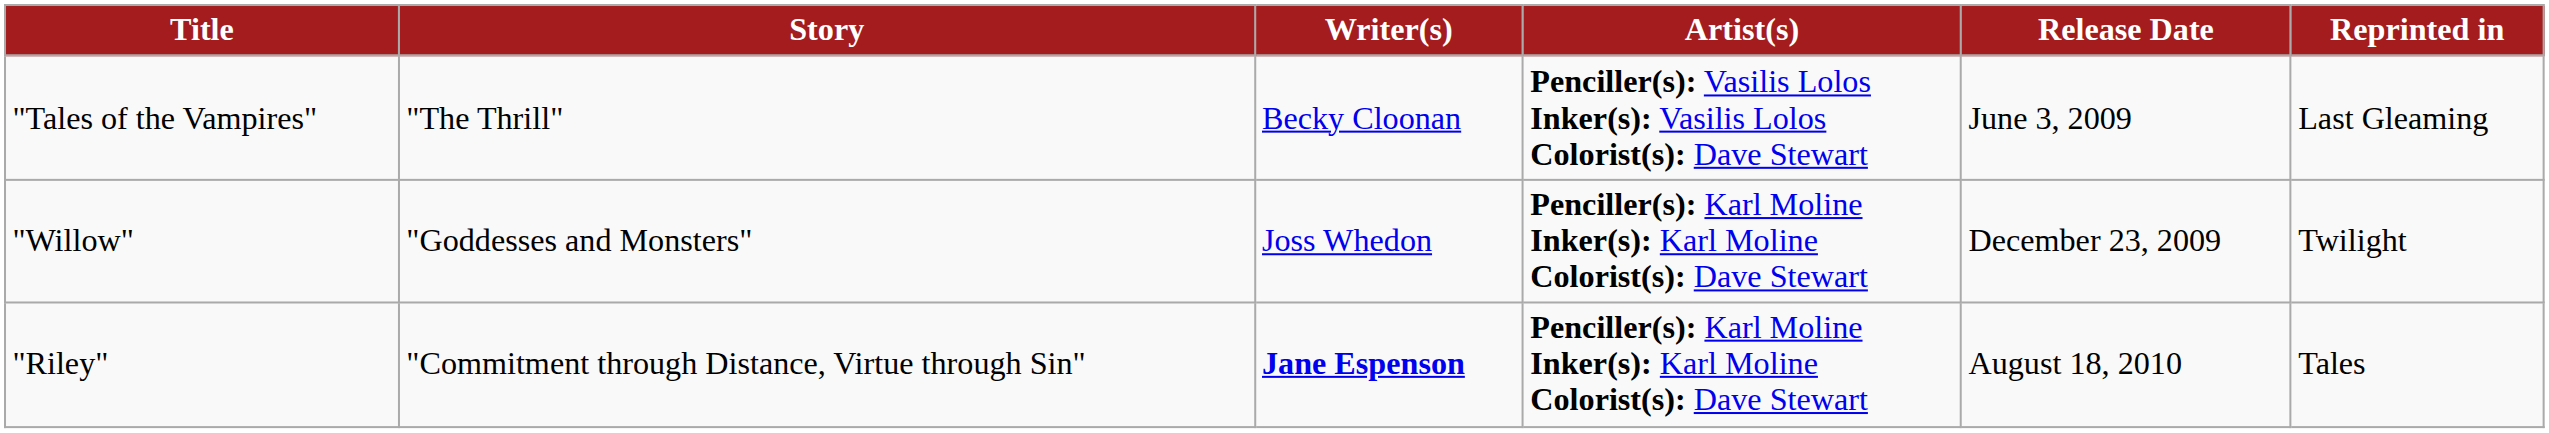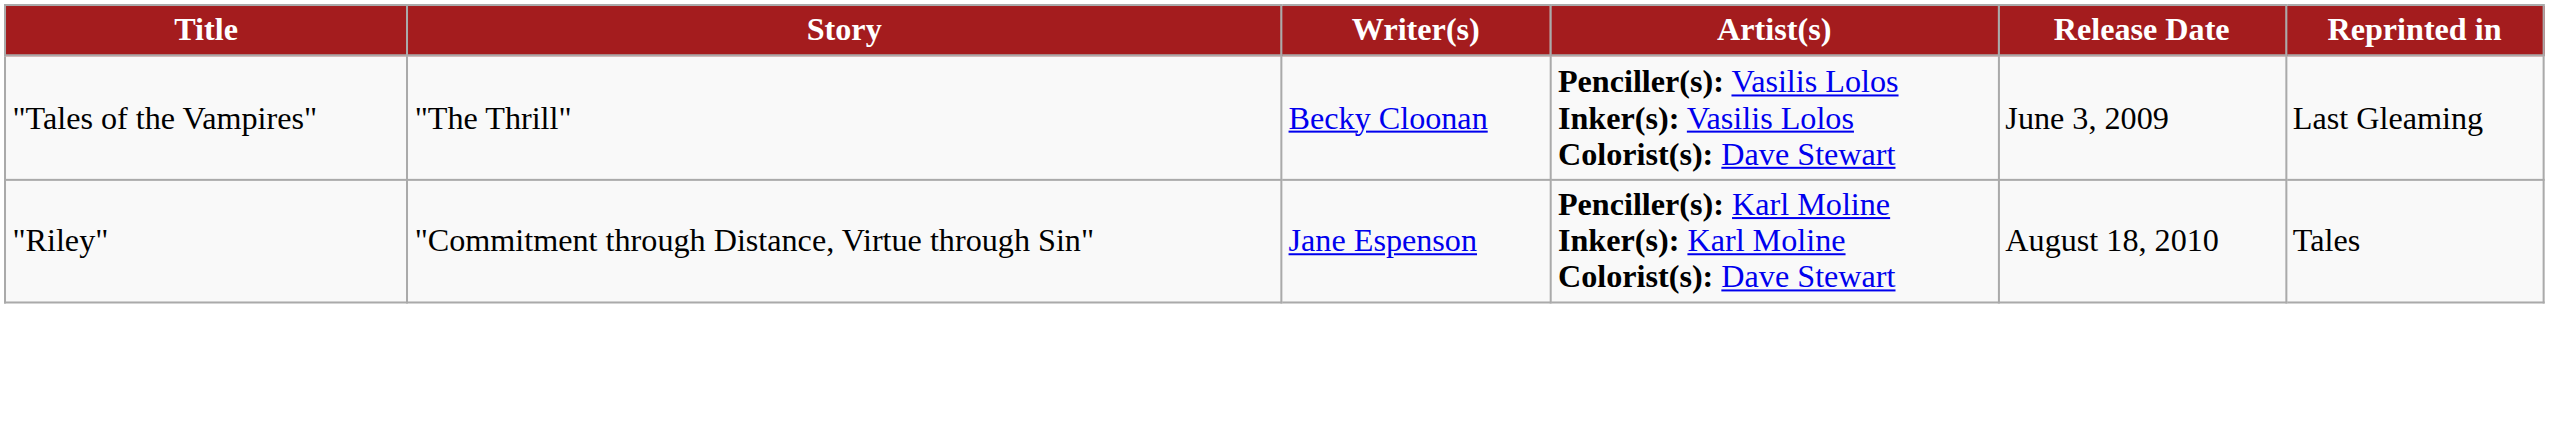- row: (73, 240)
(1363, 363) bold -> (1383, 240) normal
